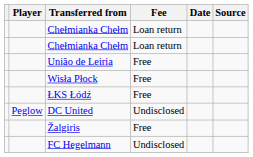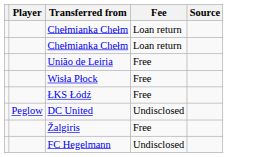- column: (200, 12)
